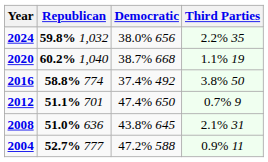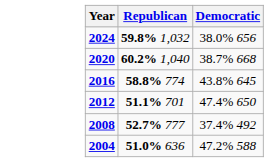- column: (223, 16)
(147, 80) 37.4% 492 -> (228, 80) 43.8% 645
(74, 124) 51.0% 636 -> (155, 124) 52.7% 777
(147, 124) 43.8% 645 -> (228, 124) 37.4% 492
(74, 145) 52.7% 777 -> (155, 145) 51.0% 636
